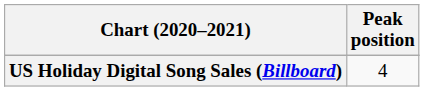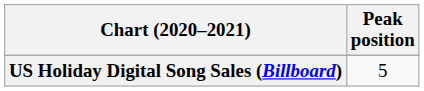(383, 70) 4 -> (383, 70) 5
